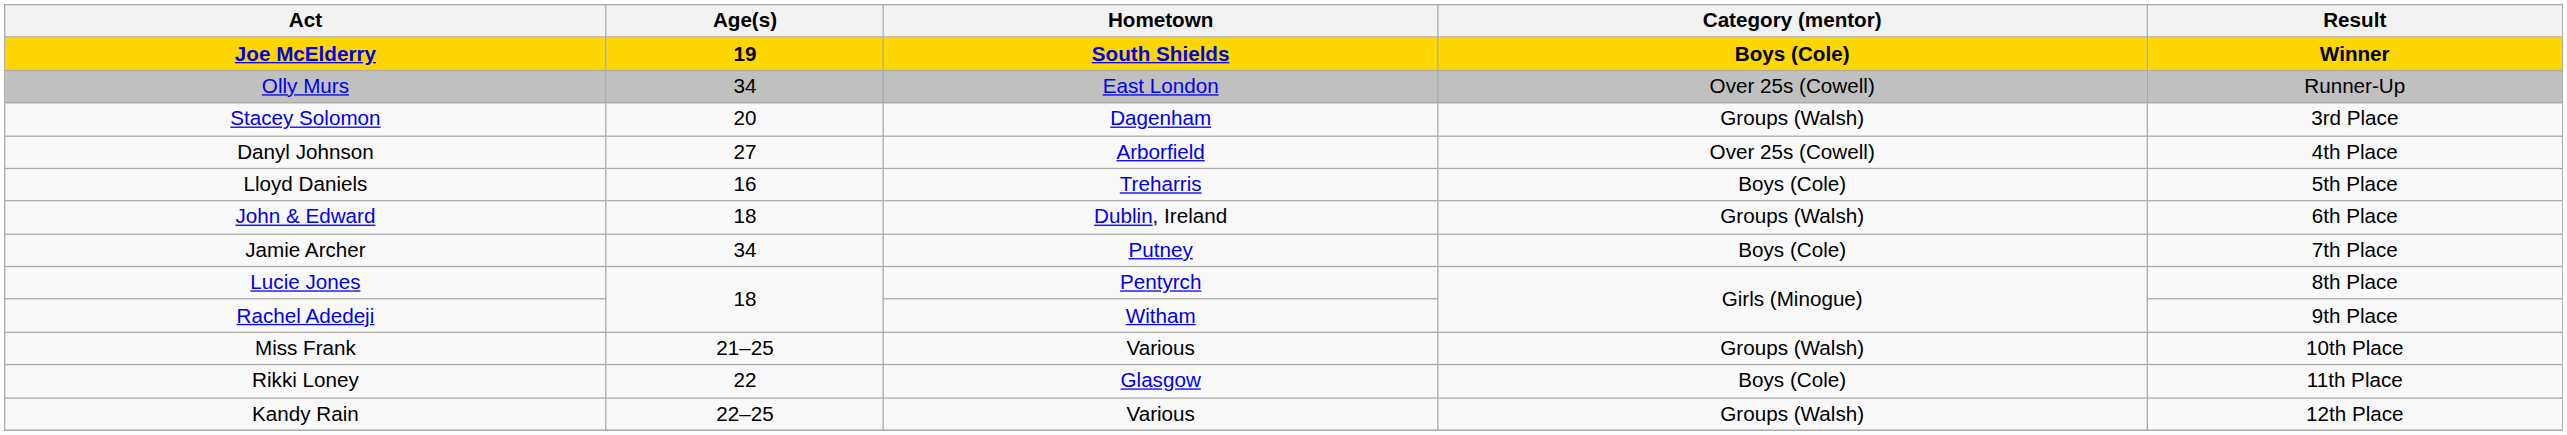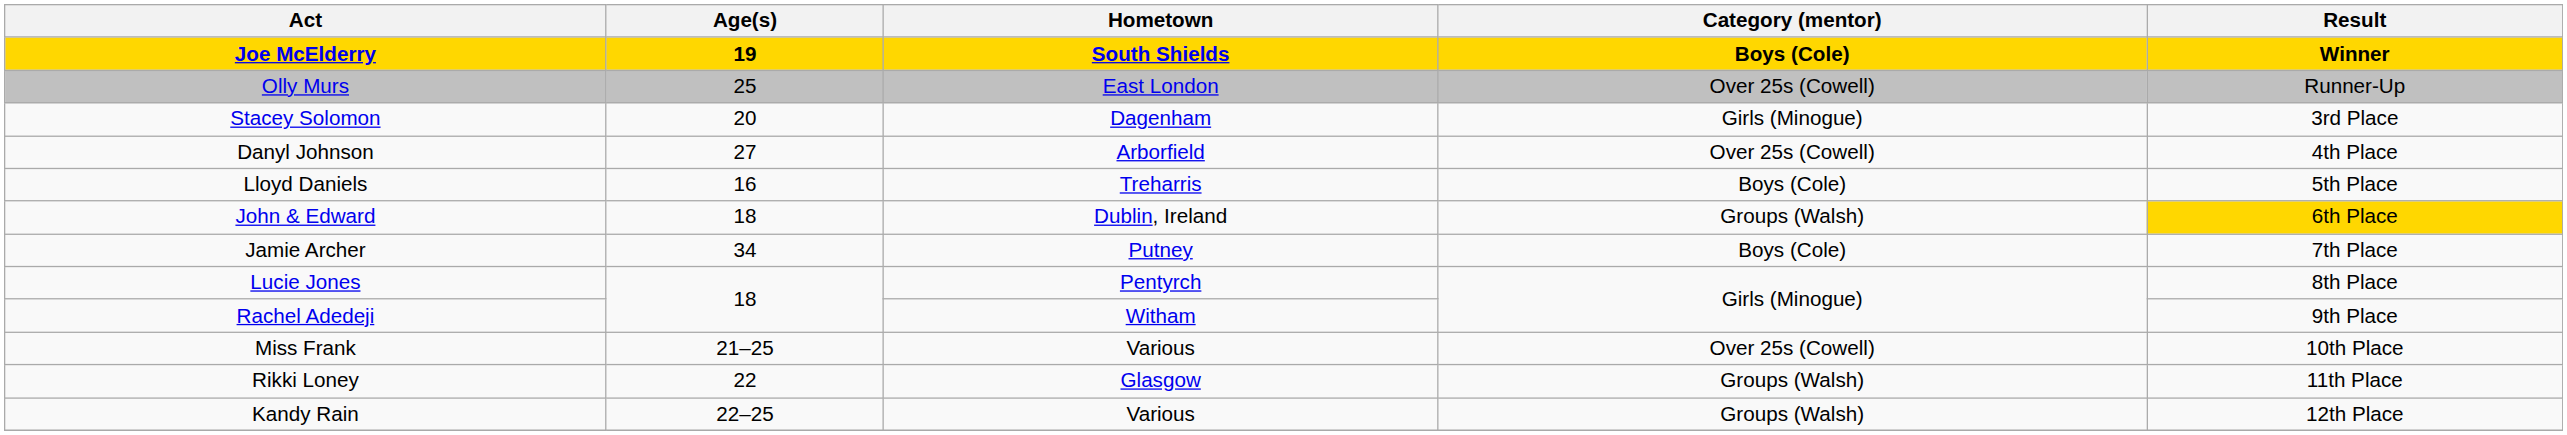(745, 86) 34 -> (745, 86) 25
(1792, 119) Groups (Walsh) -> (1792, 119) Girls (Minogue)
(2355, 217) no background -> (2355, 217) gold background
(1792, 348) Groups (Walsh) -> (1792, 348) Over 25s (Cowell)
(1792, 380) Boys (Cole) -> (1792, 380) Groups (Walsh)
